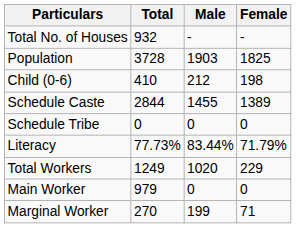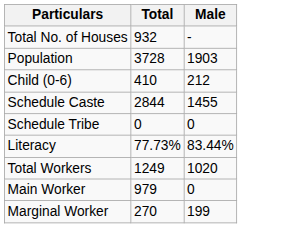- column: (264, 15)
